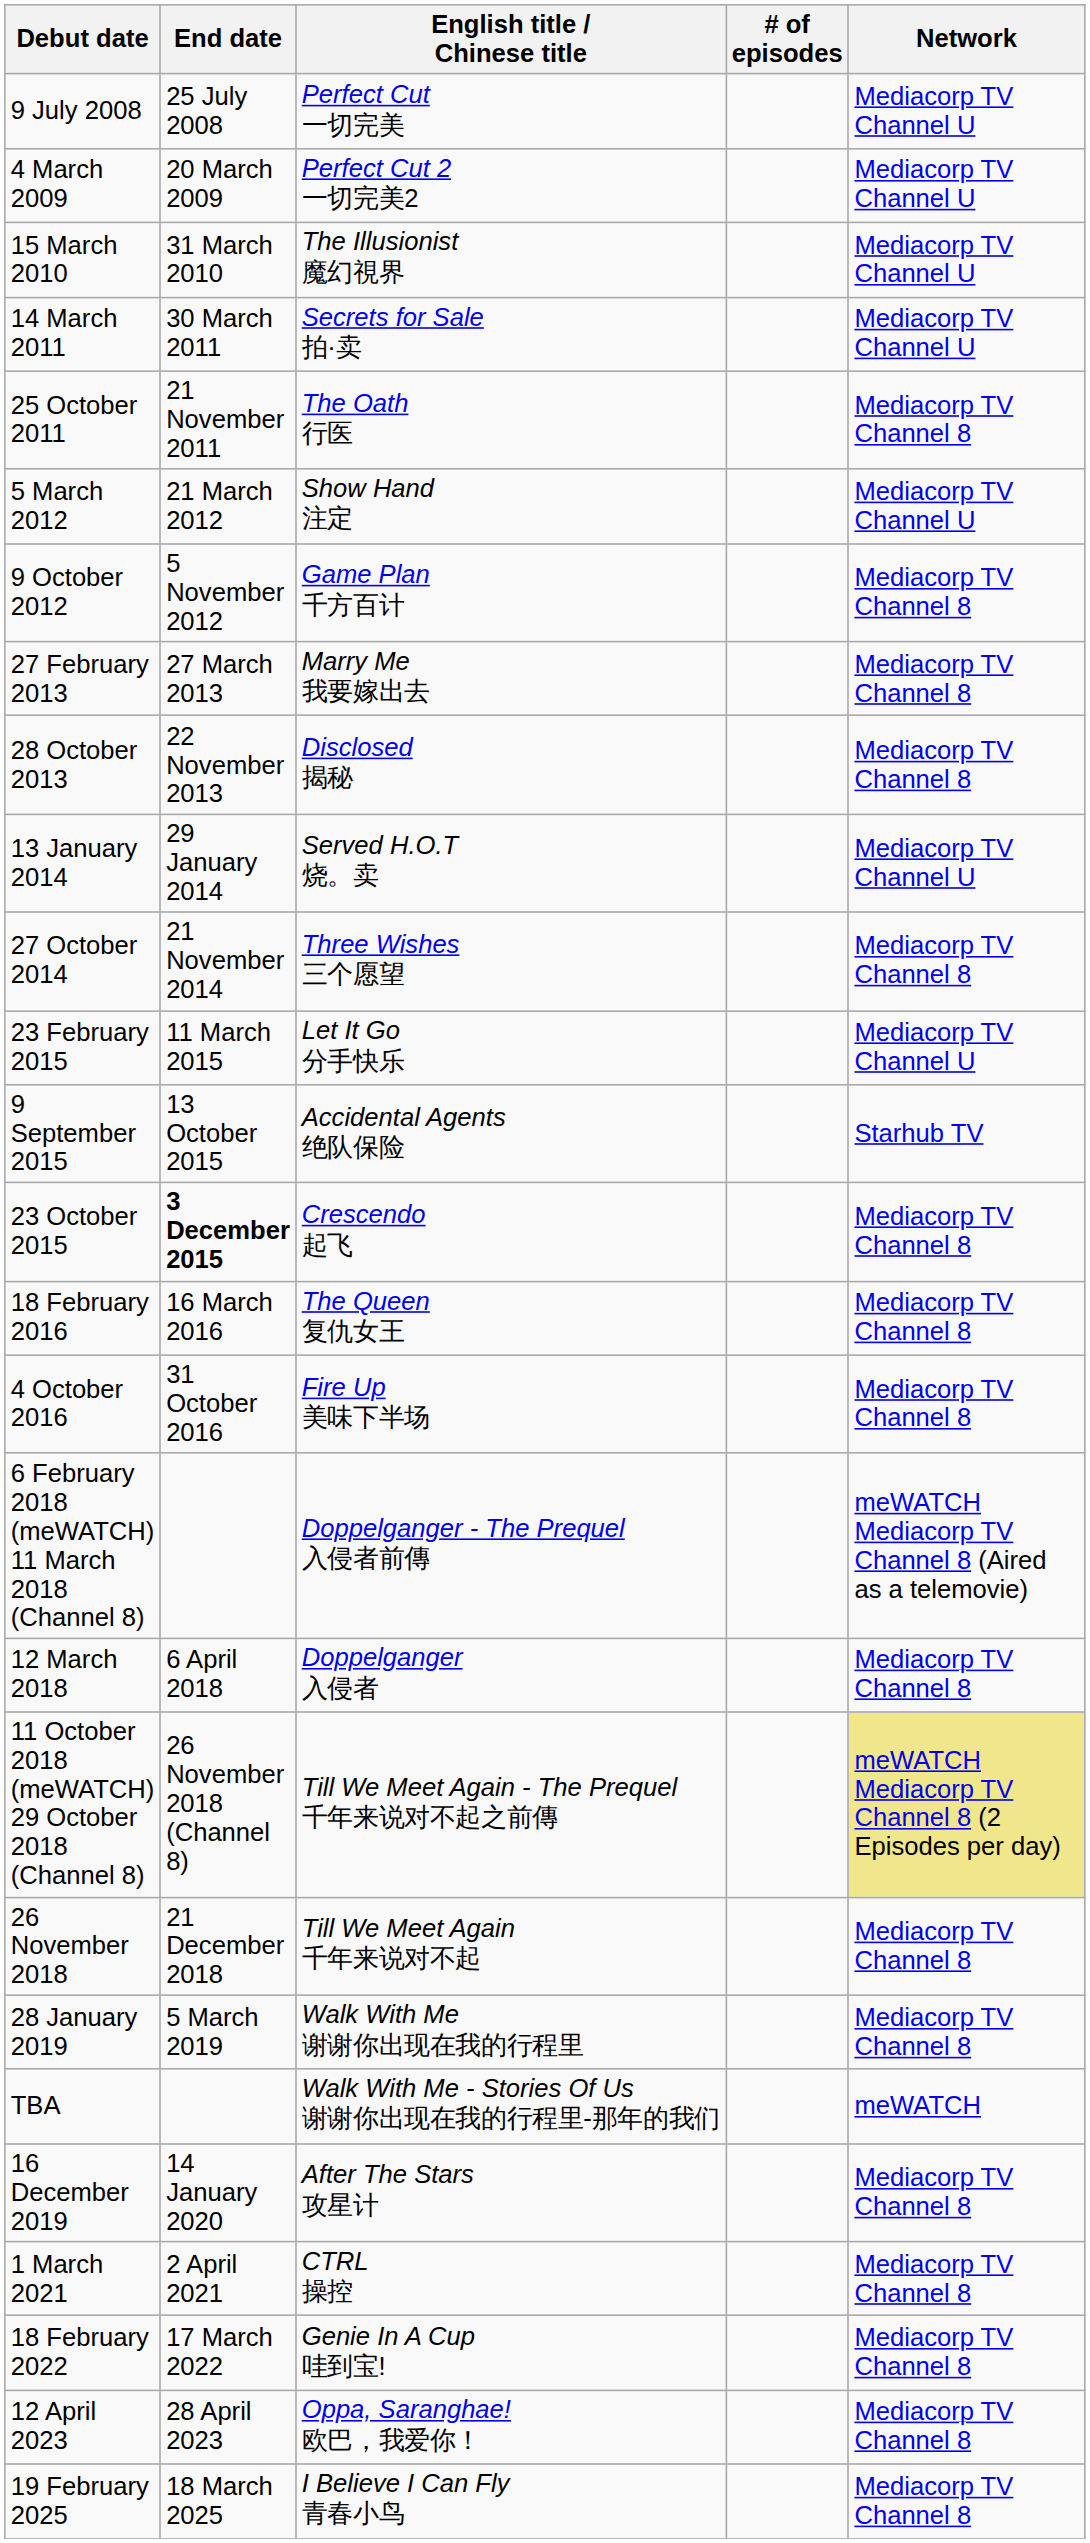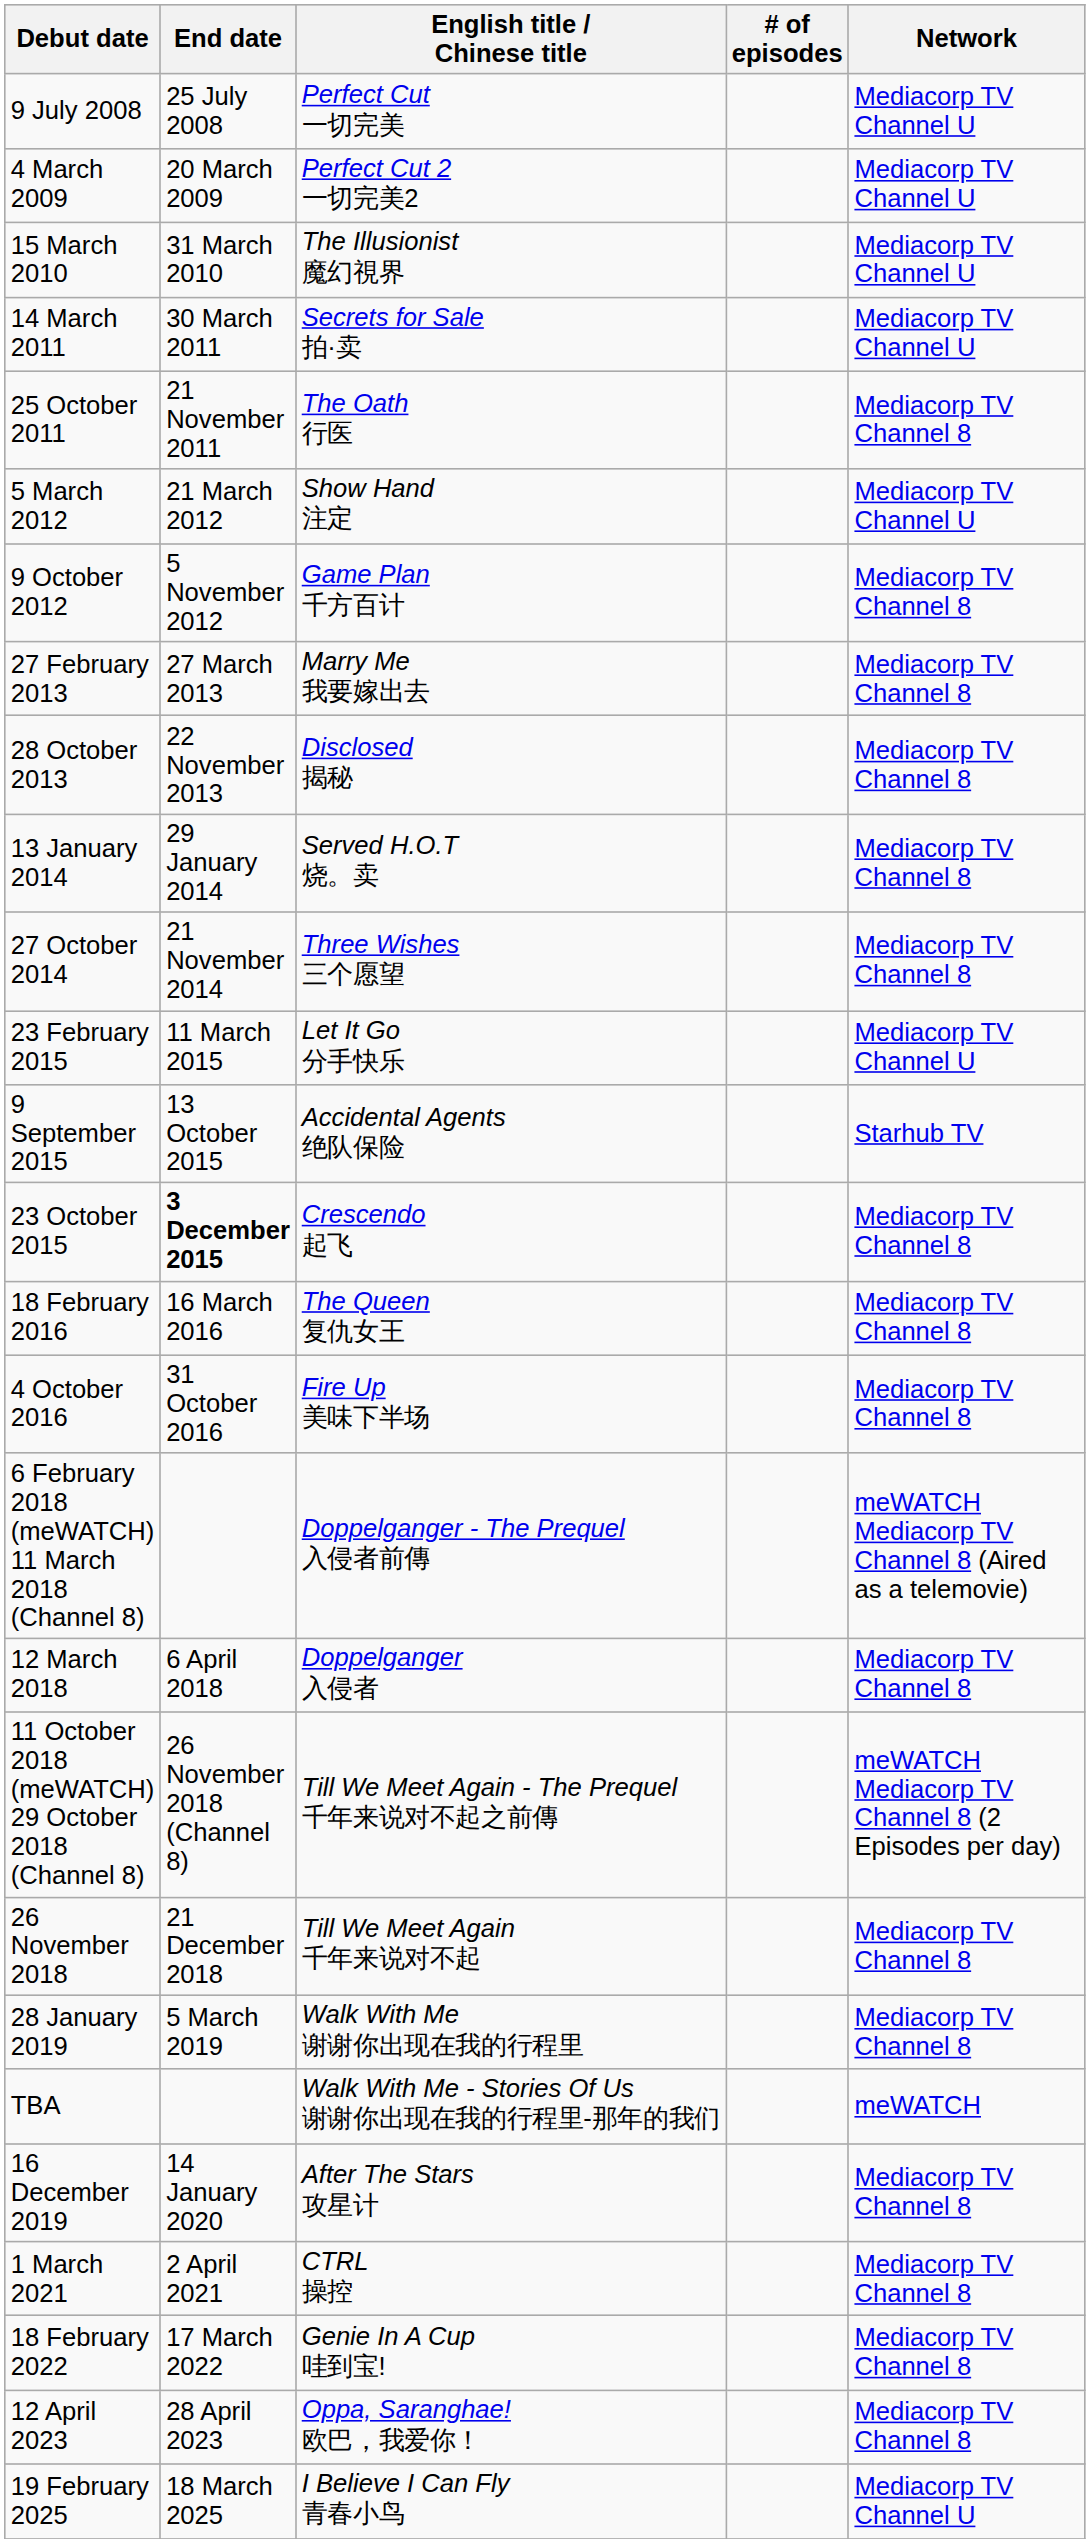(934, 862) Mediacorp TV Channel U -> (934, 862) Mediacorp TV Channel 8
(958, 1804) khaki background -> (958, 1804) no background
(934, 2500) Mediacorp TV Channel 8 -> (934, 2500) Mediacorp TV Channel U
